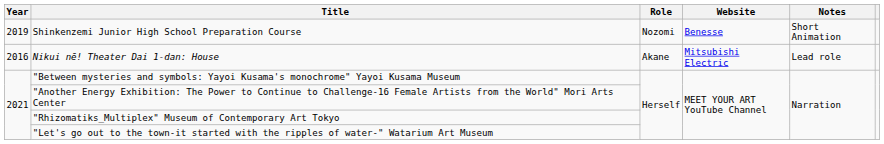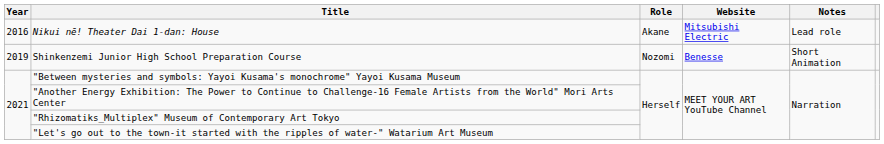rows swapped: (126, 57) <-> (167, 32)
